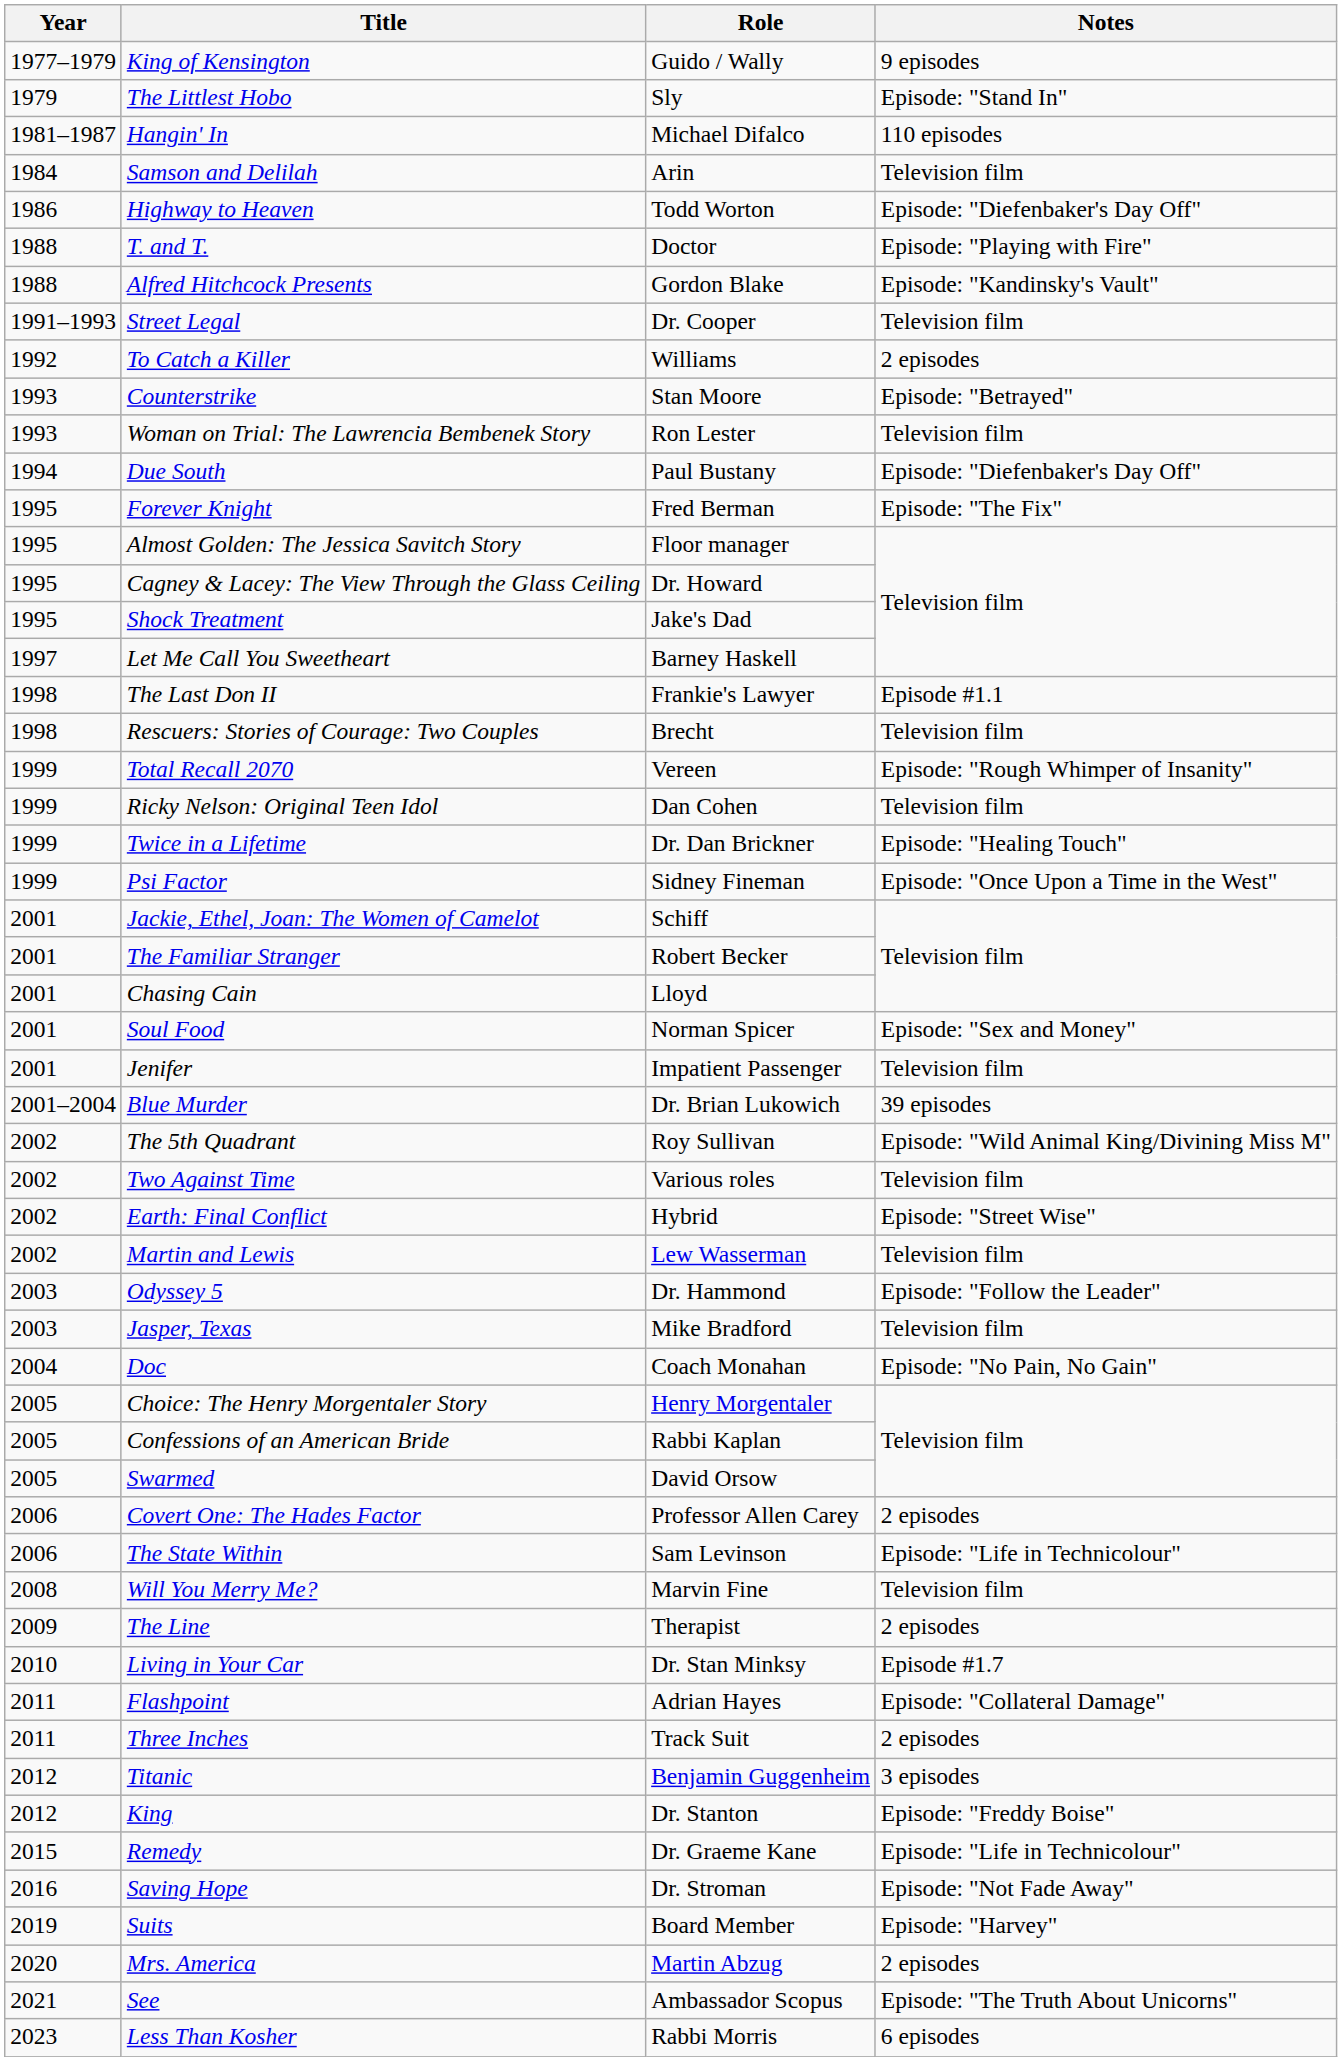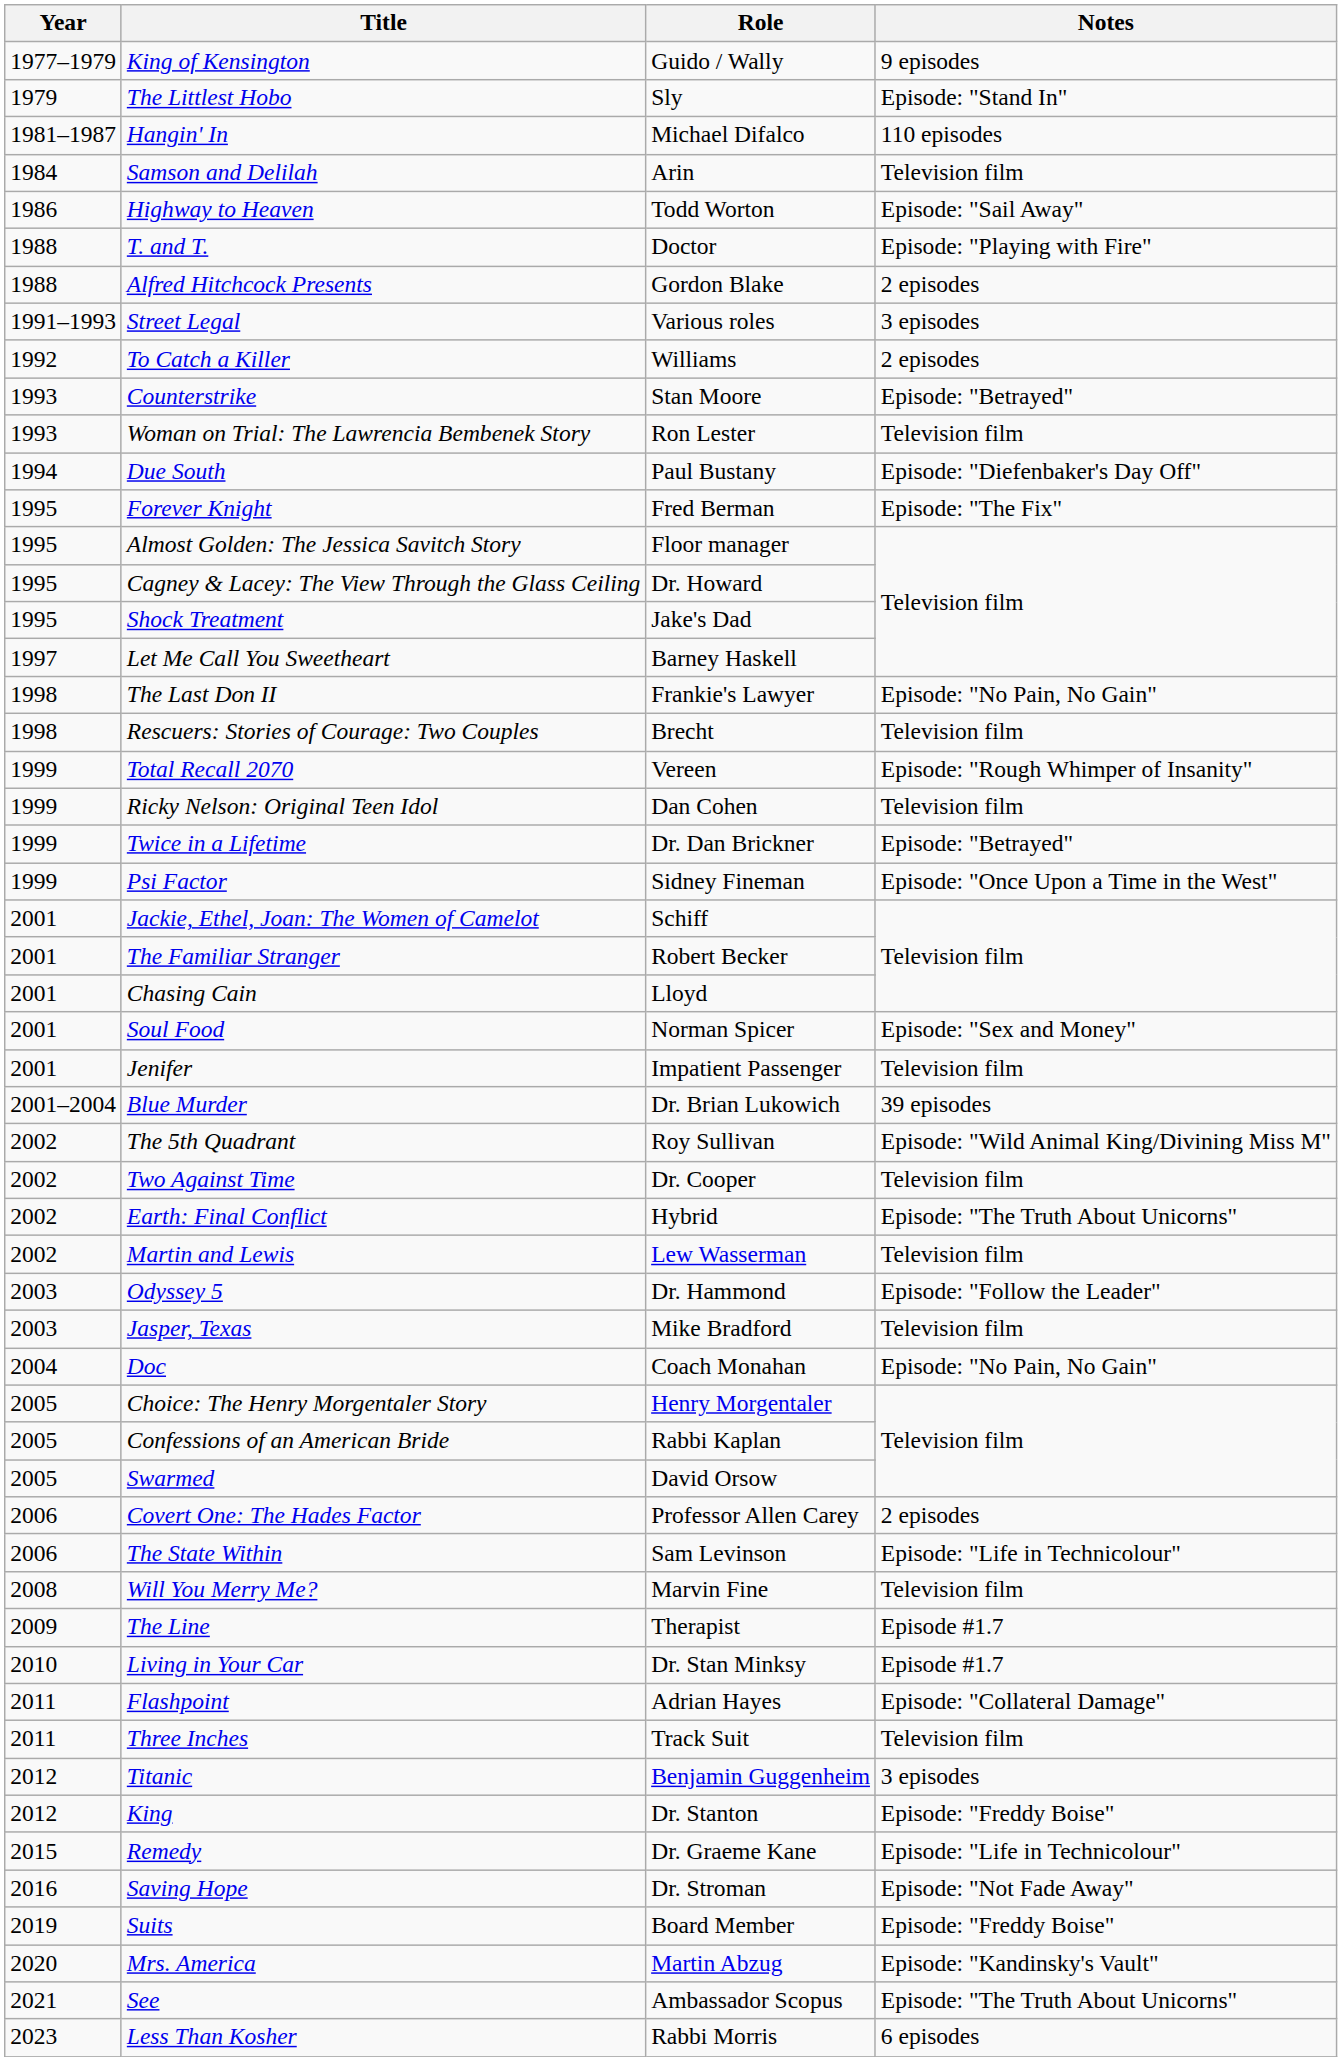(1041, 209) Episode: "Diefenbaker's Day Off" -> (982, 209) Episode: "Sail Away"
(1020, 284) Episode: "Kandinsky's Vault" -> (930, 284) 2 episodes
(703, 321) Dr. Cooper -> (713, 321) Various roles
(952, 321) Television film -> (930, 321) 3 episodes
(942, 694) Episode #1.1 -> (1019, 694) Episode: "No Pain, No Gain"
(1004, 843) Episode: "Healing Touch" -> (977, 843) Episode: "Betrayed"
(713, 1179) Various roles -> (703, 1179) Dr. Cooper
(988, 1216) Episode: "Street Wise" -> (1059, 1216) Episode: "The Truth About Unicorns"
(930, 1627) 2 episodes -> (942, 1627) Episode #1.7
(930, 1739) 2 episodes -> (952, 1739) Television film
(969, 1925) Episode: "Harvey" -> (998, 1925) Episode: "Freddy Boise"
(930, 1962) 2 episodes -> (1020, 1962) Episode: "Kandinsky's Vault"
